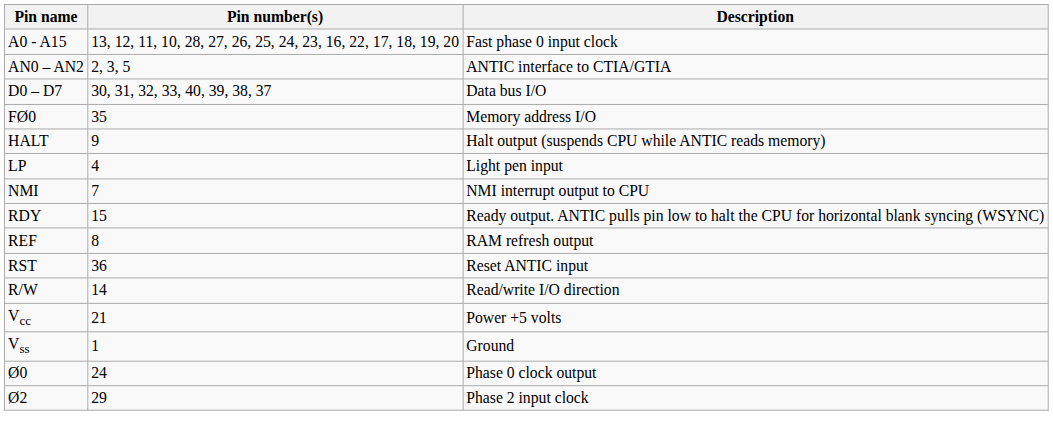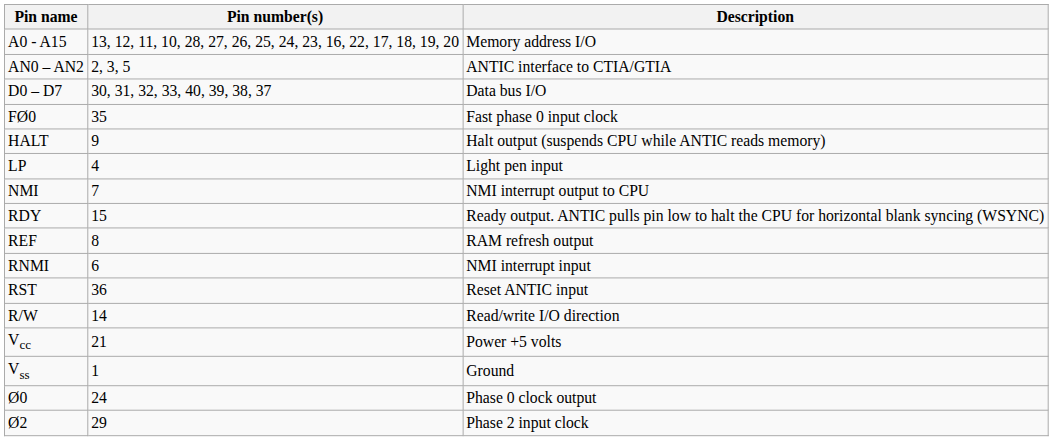(542, 41) Fast phase 0 input clock -> (531, 41) Memory address I/O
(531, 116) Memory address I/O -> (542, 116) Fast phase 0 input clock
+ row: (29, 265)
